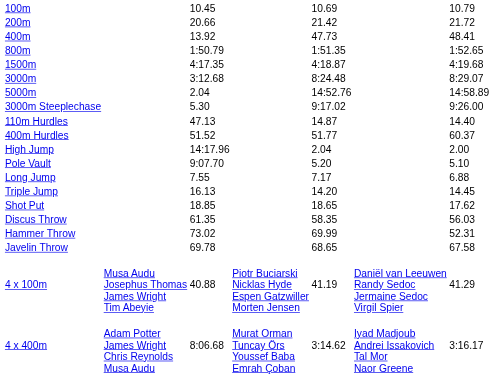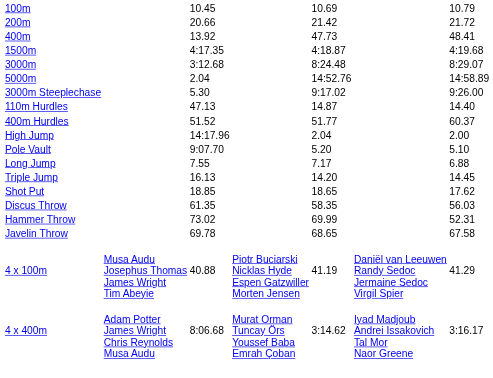- row: (18, 51)
